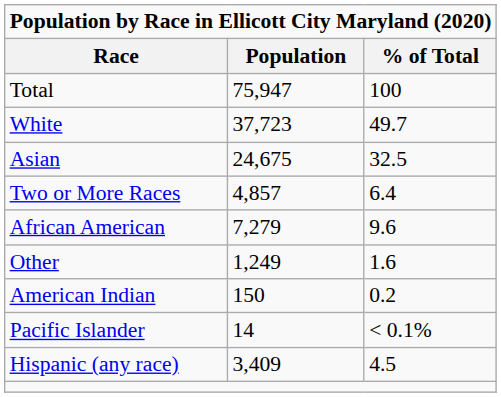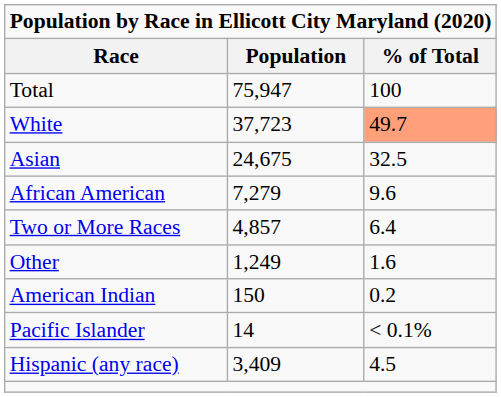(388, 124) no background -> (388, 124) lightsalmon background
rows swapped: (87, 227) <-> (95, 192)
